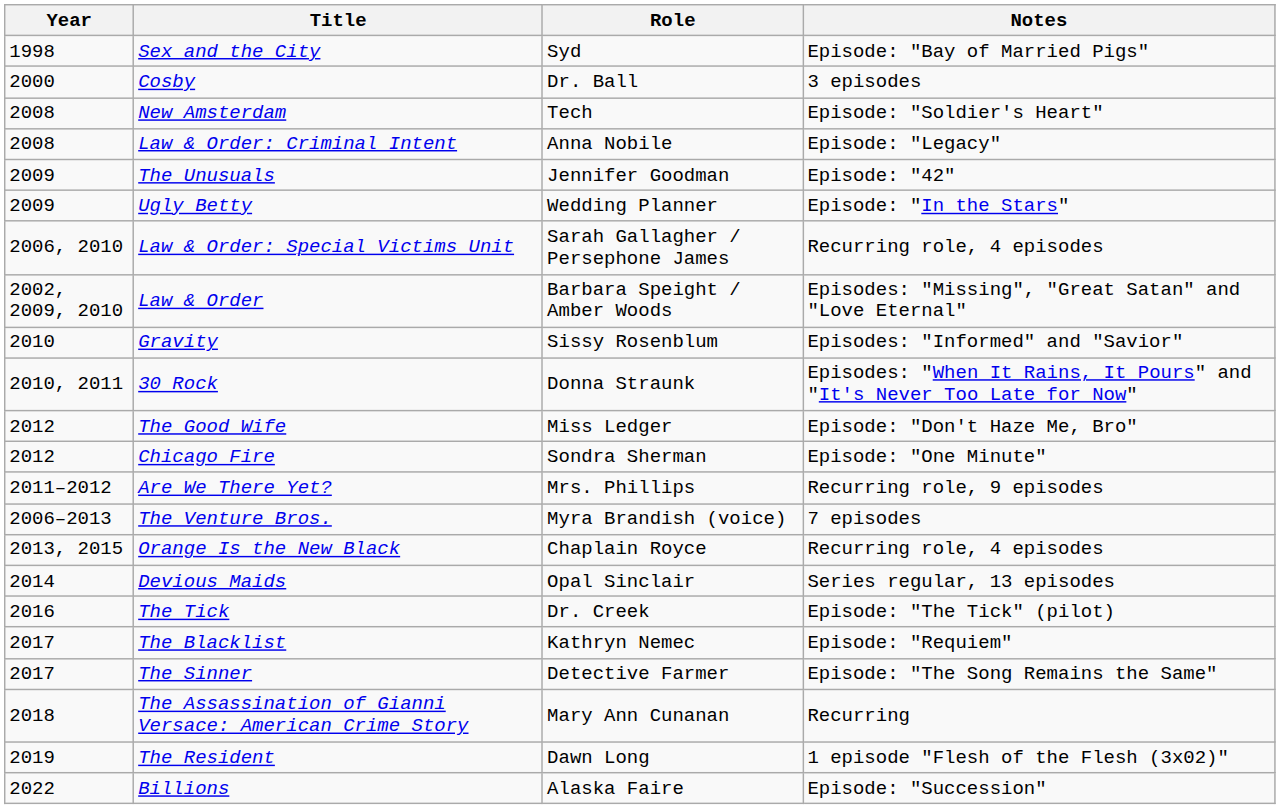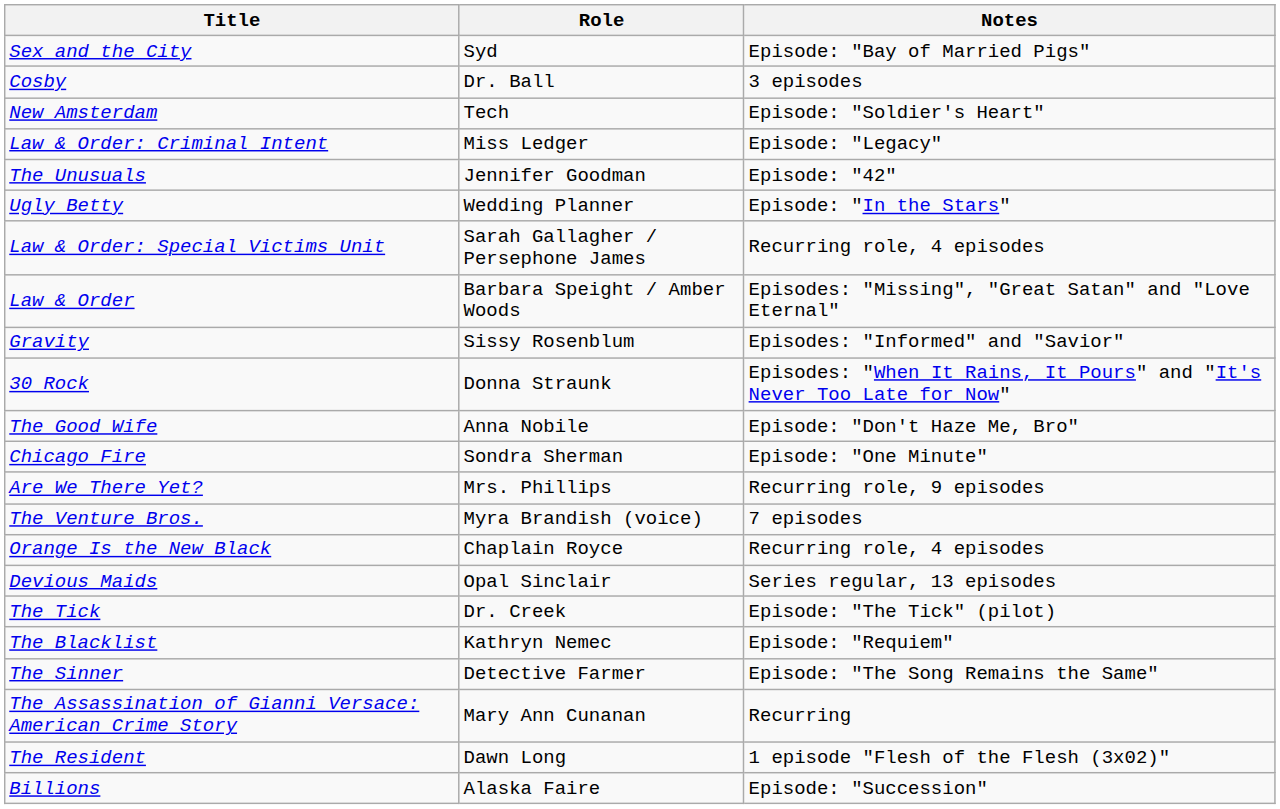- column: (69, 20)
(610, 144) Anna Nobile -> (526, 144) Miss Ledger
(610, 426) Miss Ledger -> (526, 426) Anna Nobile
